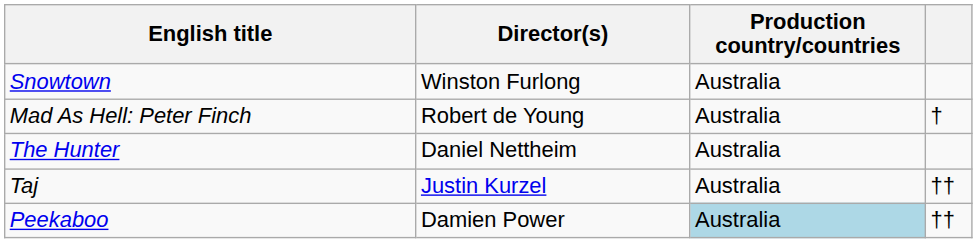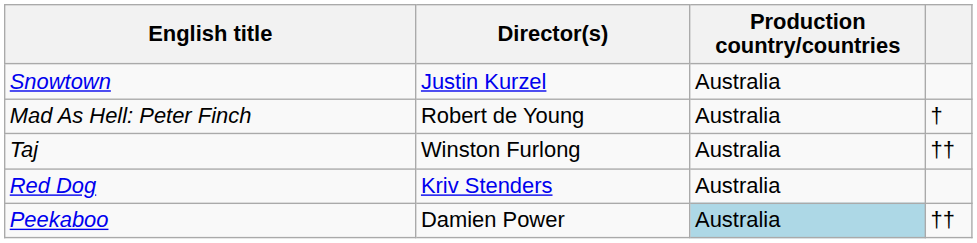(501, 81) Winston Furlong -> (484, 81) Justin Kurzel
- row: (65, 150)
(484, 185) Justin Kurzel -> (501, 150) Winston Furlong
+ row: (53, 185)
